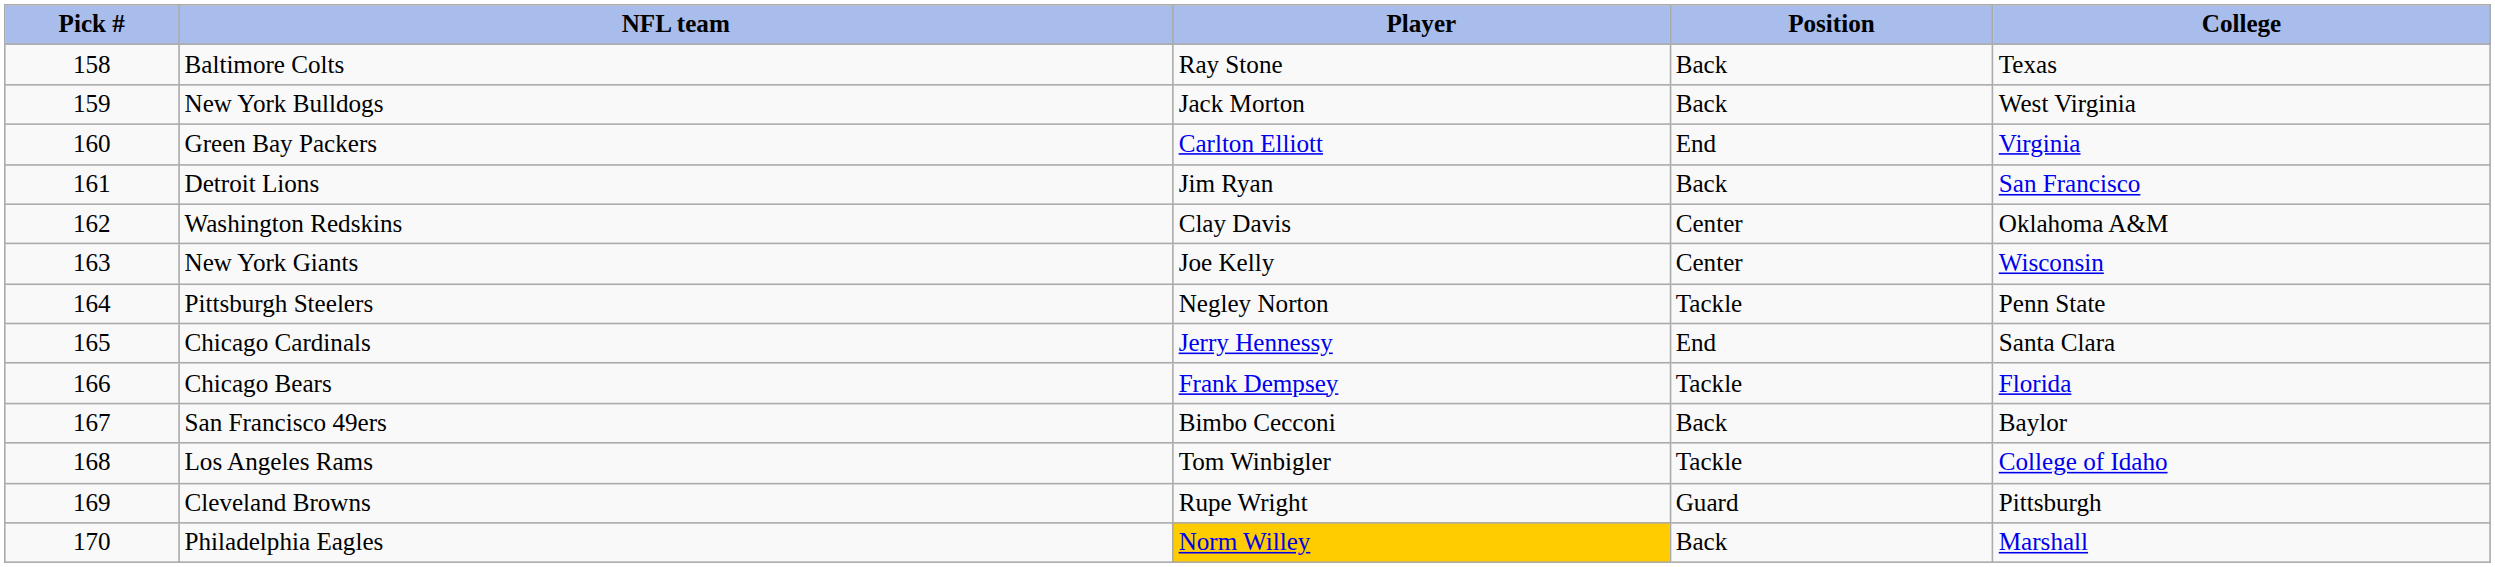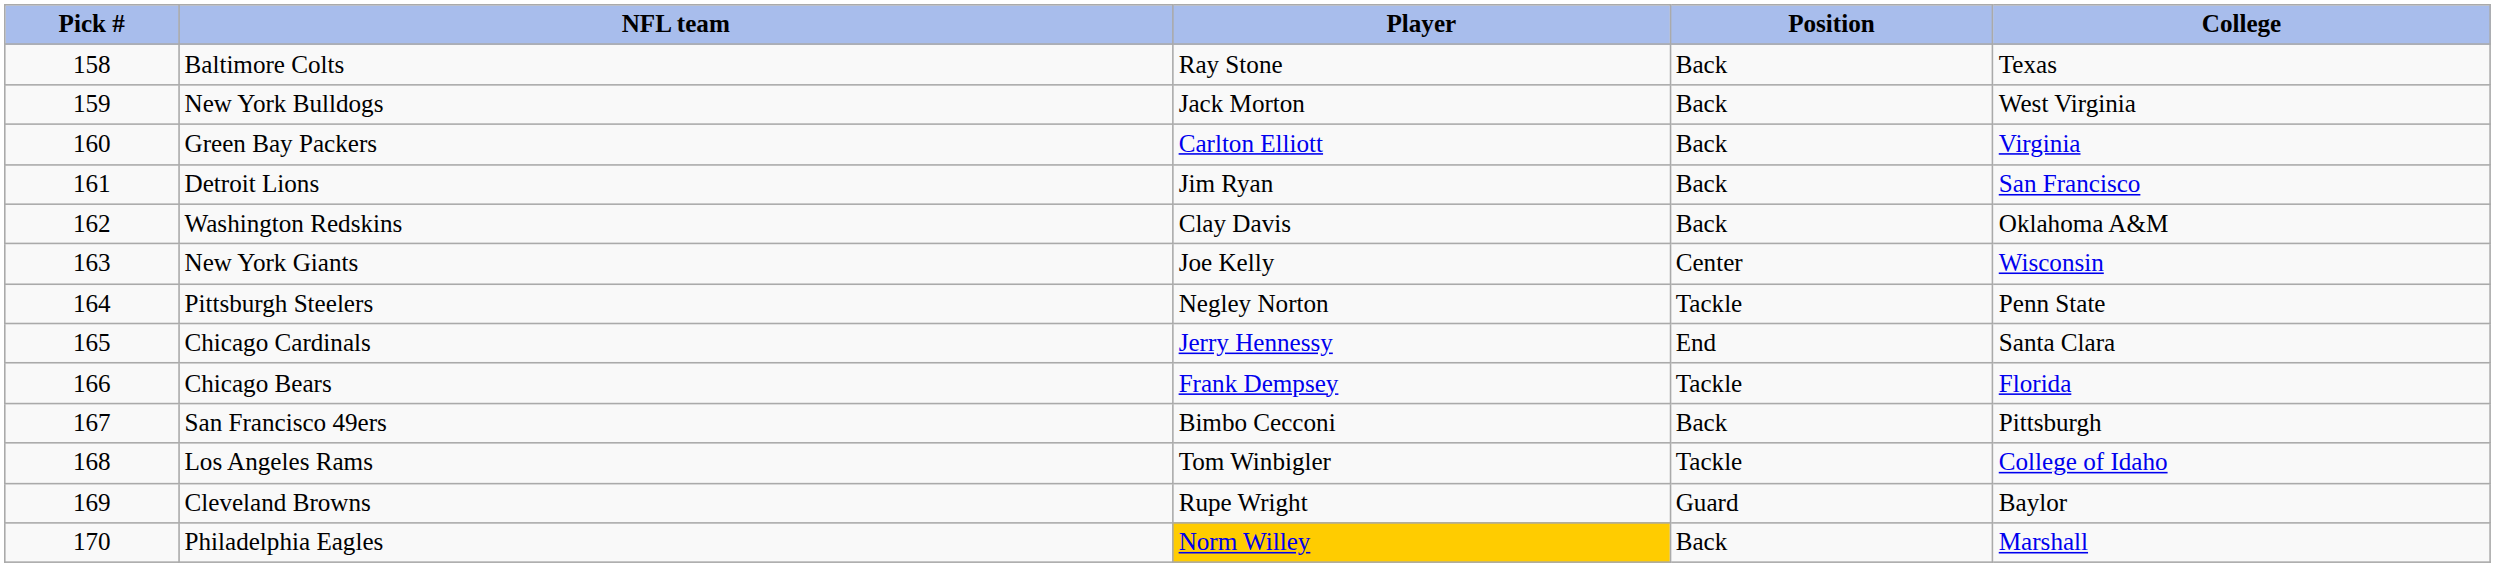(1696, 143) End -> (1701, 143) Back
(1709, 223) Center -> (1701, 223) Back
(2033, 422) Baylor -> (2050, 422) Pittsburgh
(2050, 502) Pittsburgh -> (2033, 502) Baylor
